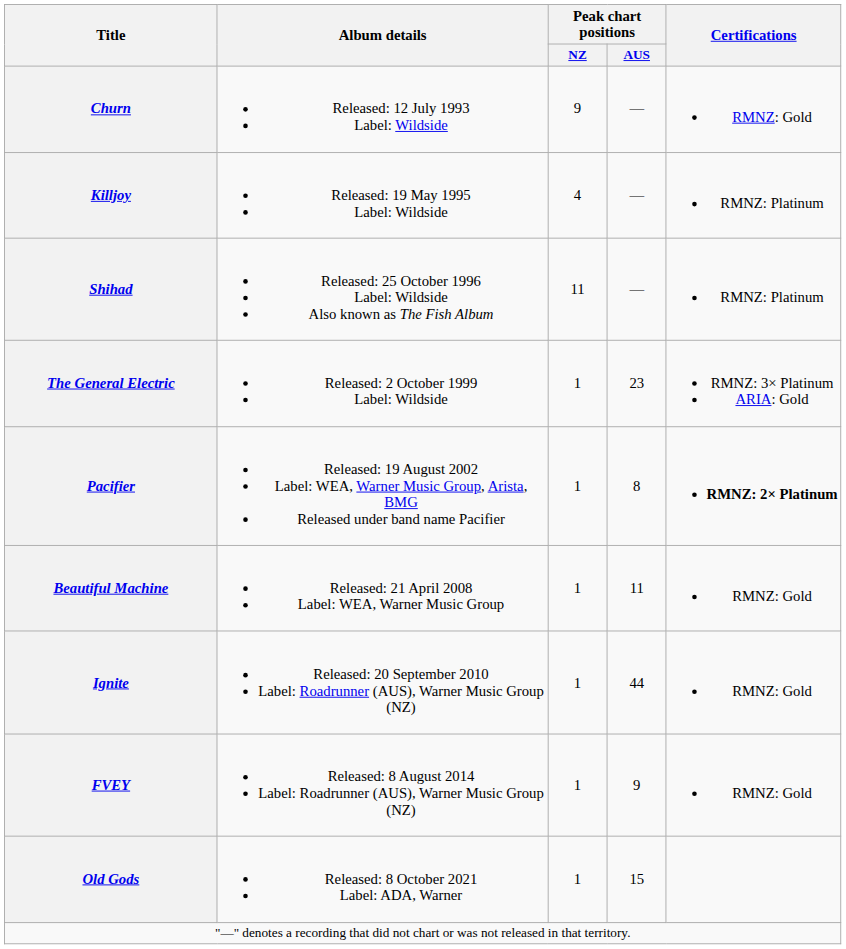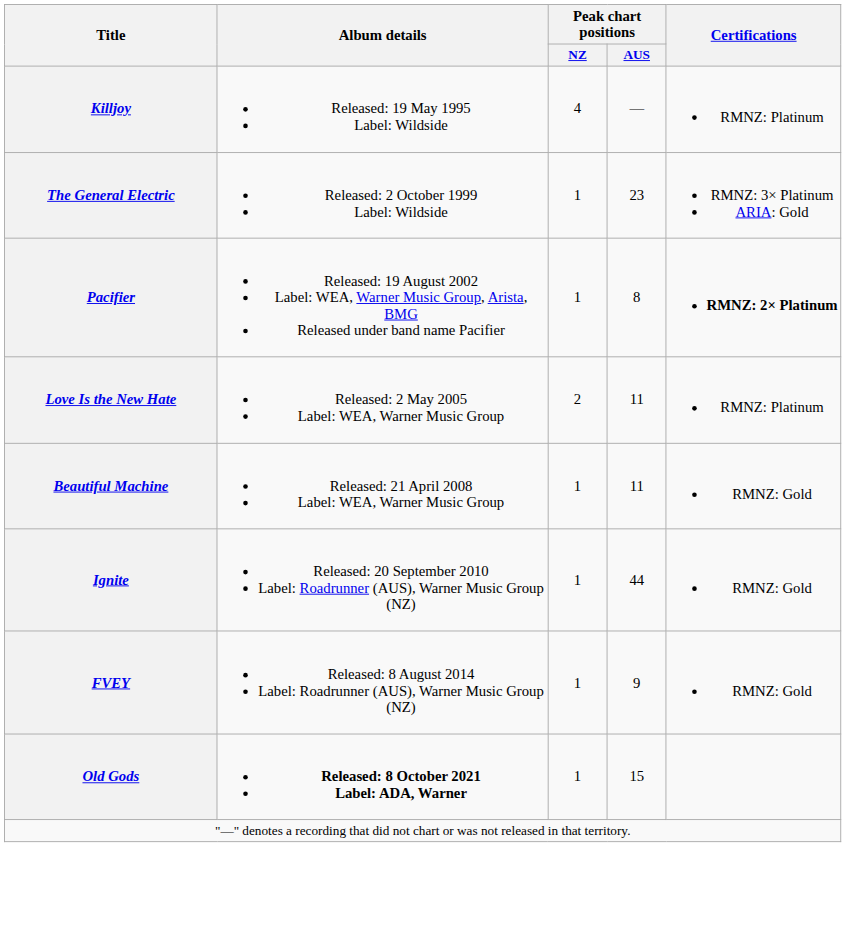- row: (111, 109)
- row: (111, 289)
+ row: (111, 400)
(383, 887) normal -> (383, 785) bold
